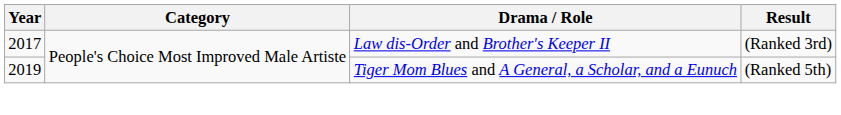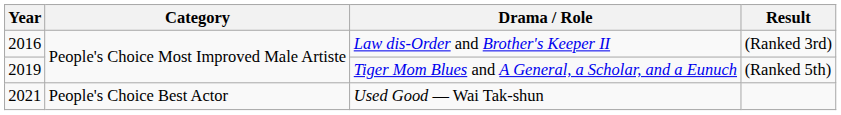(25, 43) 2017 -> (25, 43) 2016
+ row: (449, 95)
